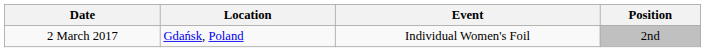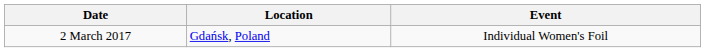- column: (650, 15)
